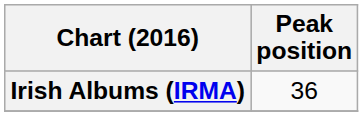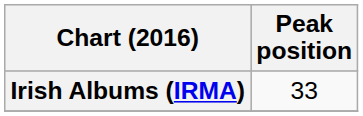(304, 90) 36 -> (304, 90) 33
